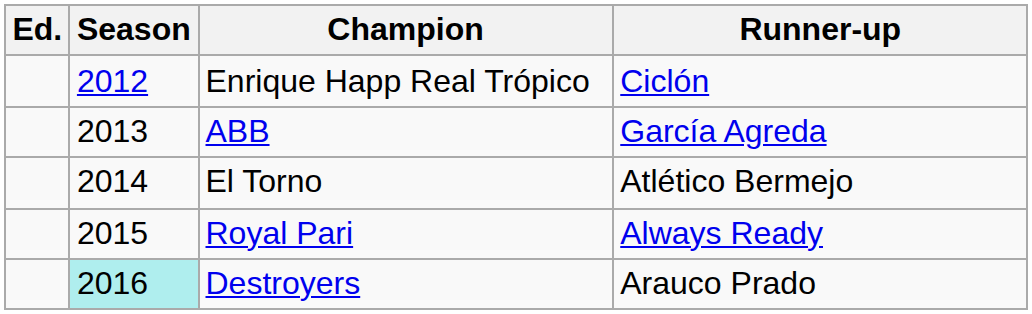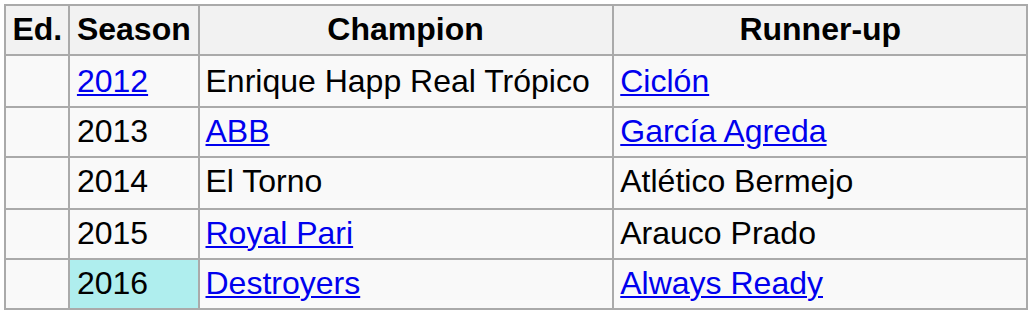(722, 232) Always Ready -> (718, 232) Arauco Prado
(718, 283) Arauco Prado -> (722, 283) Always Ready
